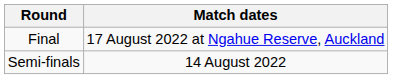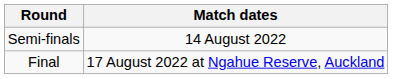rows swapped: (44, 62) <-> (44, 39)
